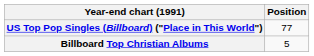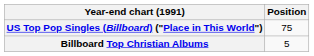(287, 28) 77 -> (287, 28) 75
